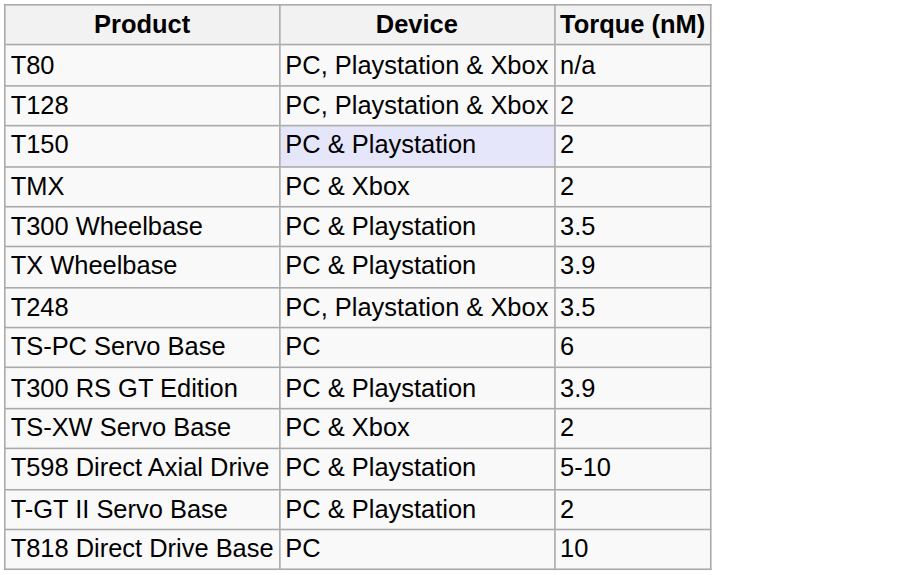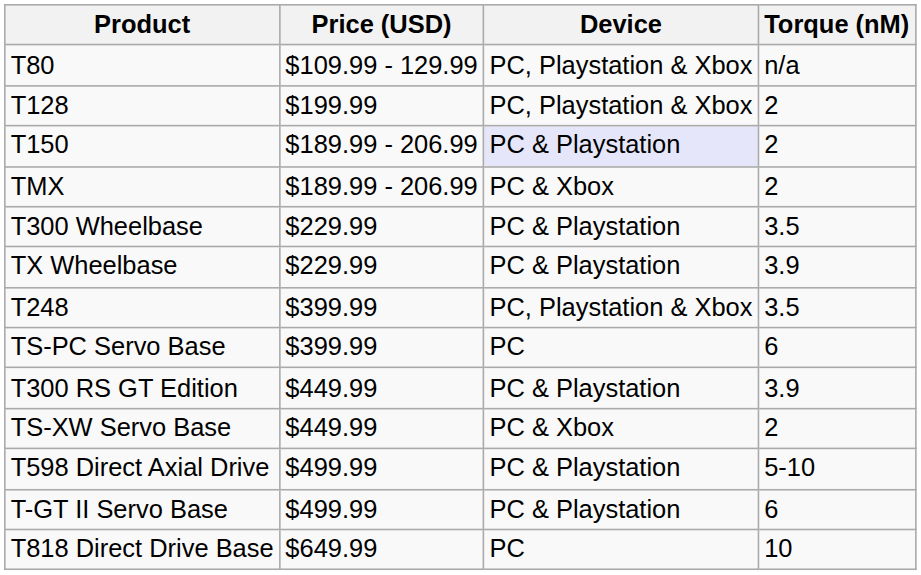+ column: (382, 24)
(567, 508) 2 -> (771, 508) 6
